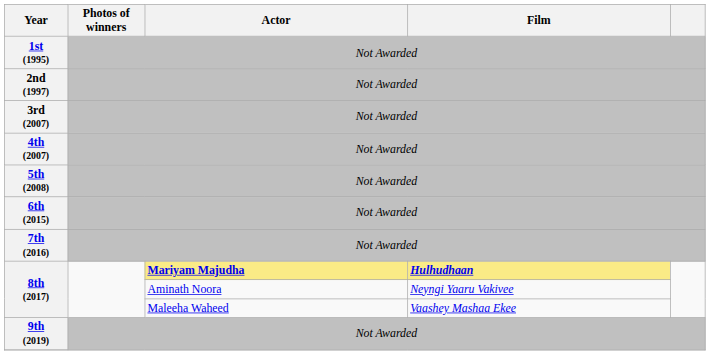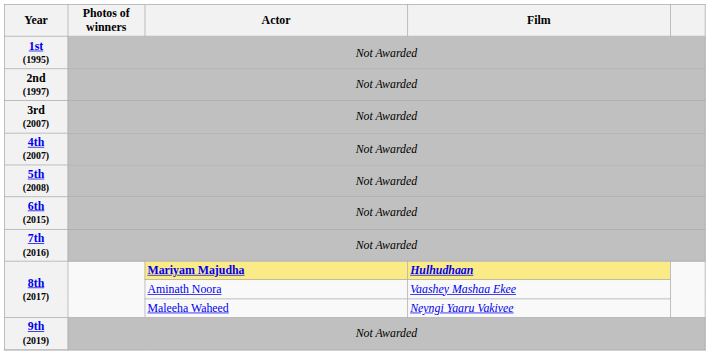(462, 289) Neyngi Yaaru Vakivee -> (463, 289) Vaashey Mashaa Ekee
(463, 308) Vaashey Mashaa Ekee -> (462, 308) Neyngi Yaaru Vakivee
